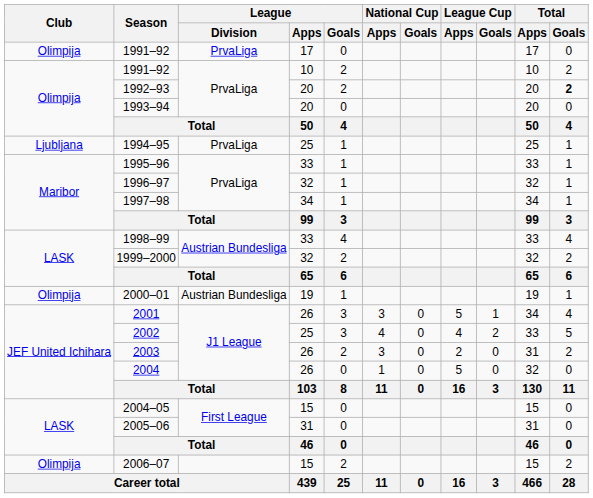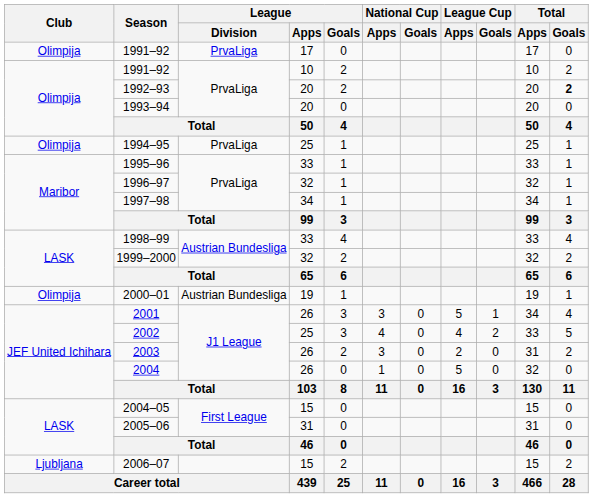(59, 145) Ljubljana -> (59, 145) Olimpija
(59, 464) Olimpija -> (59, 464) Ljubljana
